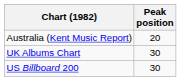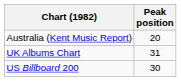(155, 53) 30 -> (155, 53) 31
